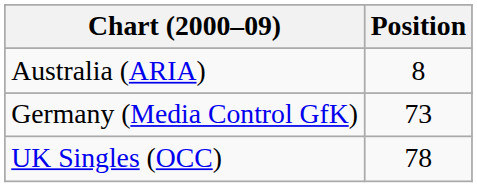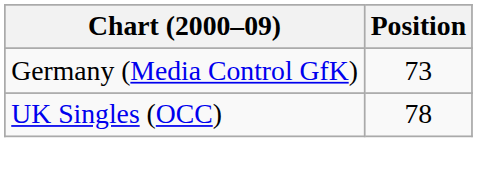- row: (108, 70)
